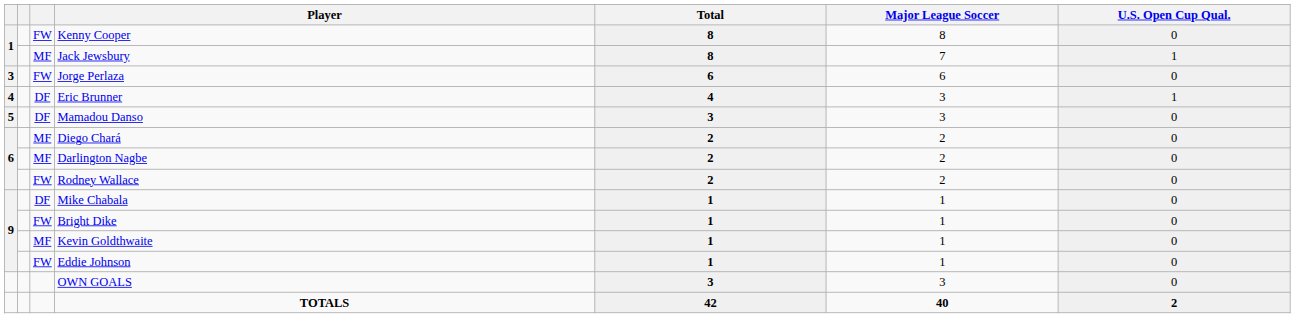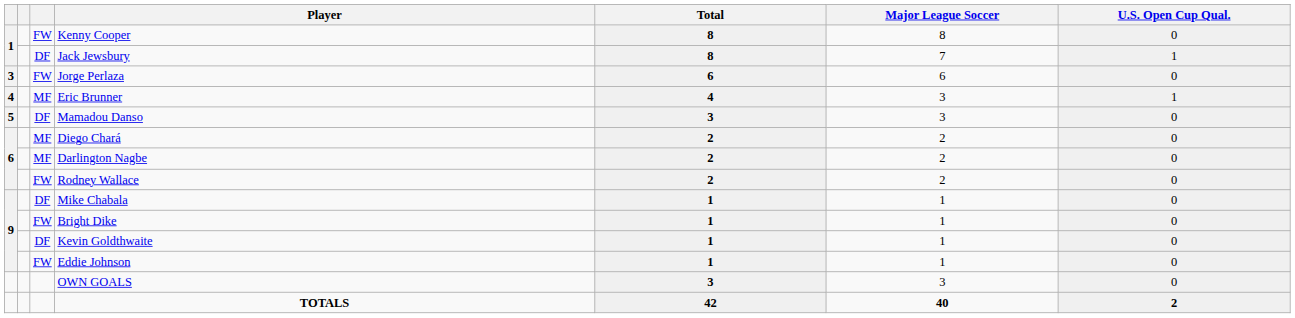(42, 56) MF -> (42, 56) DF
(42, 97) DF -> (42, 97) MF
(42, 241) MF -> (42, 241) DF
